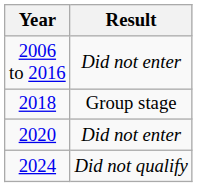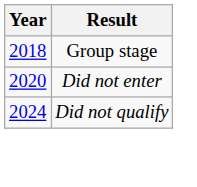- row: (37, 62)
